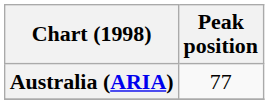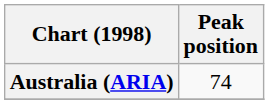(221, 81) 77 -> (221, 81) 74
